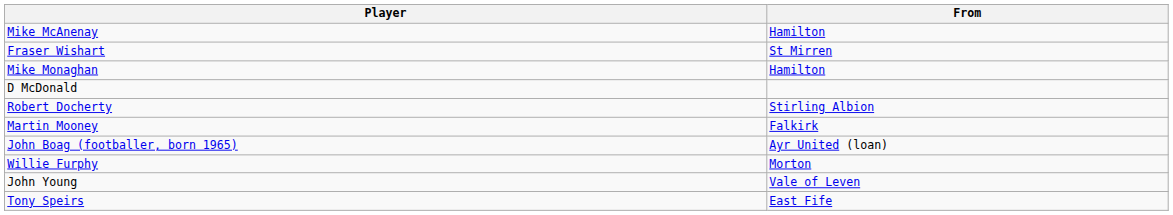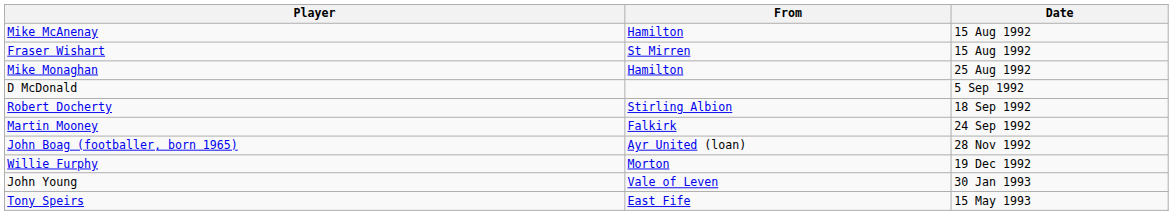+ column: (1060, 14)
